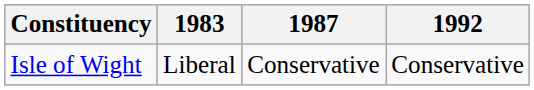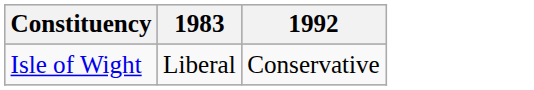- column: (313, 24)
